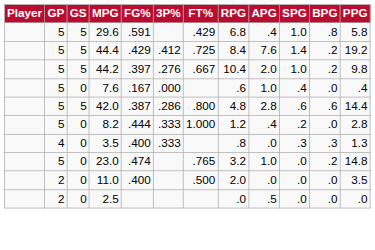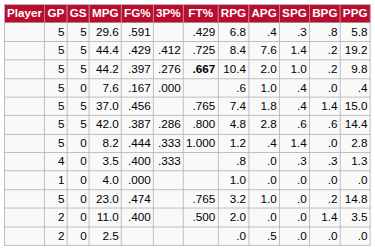(299, 32) 1.0 -> (302, 32) .3
(204, 69) normal -> (204, 69) bold
+ row: (107, 106)
(302, 124) .2 -> (299, 143) 1.4
+ row: (111, 180)
(333, 180) .0 -> (329, 217) 1.4
